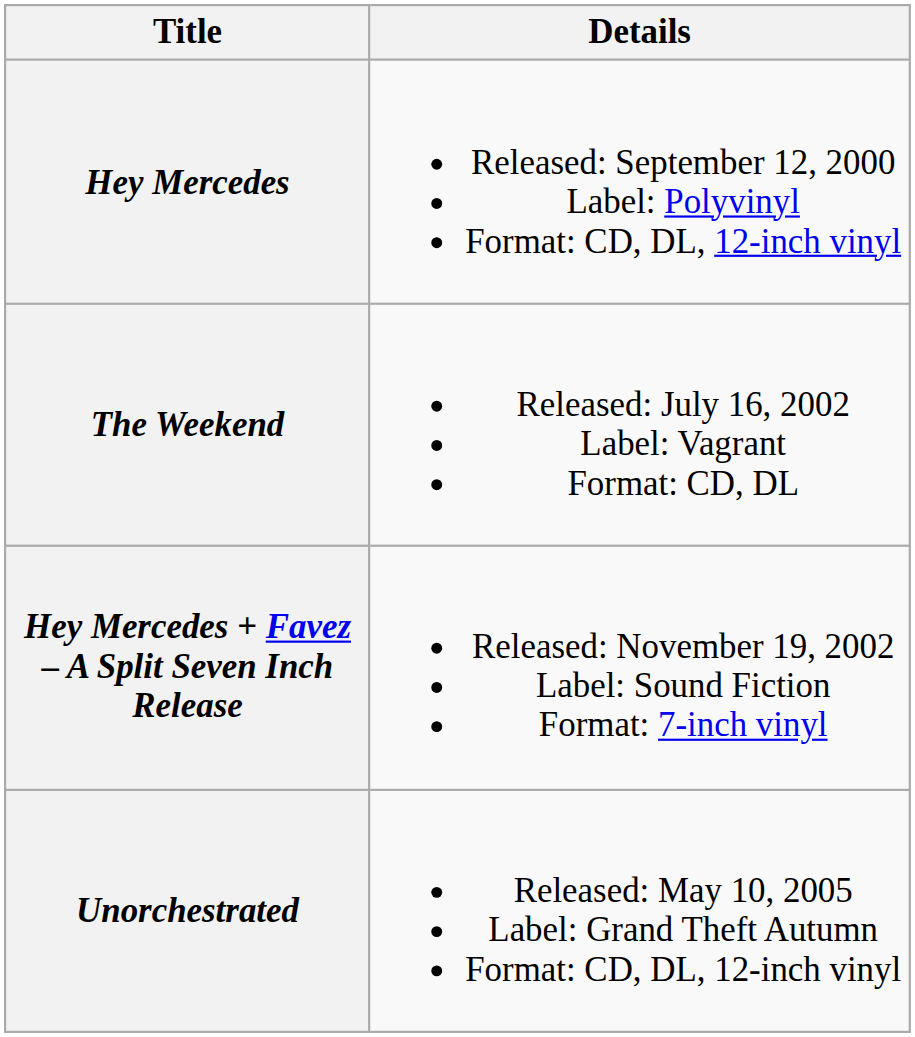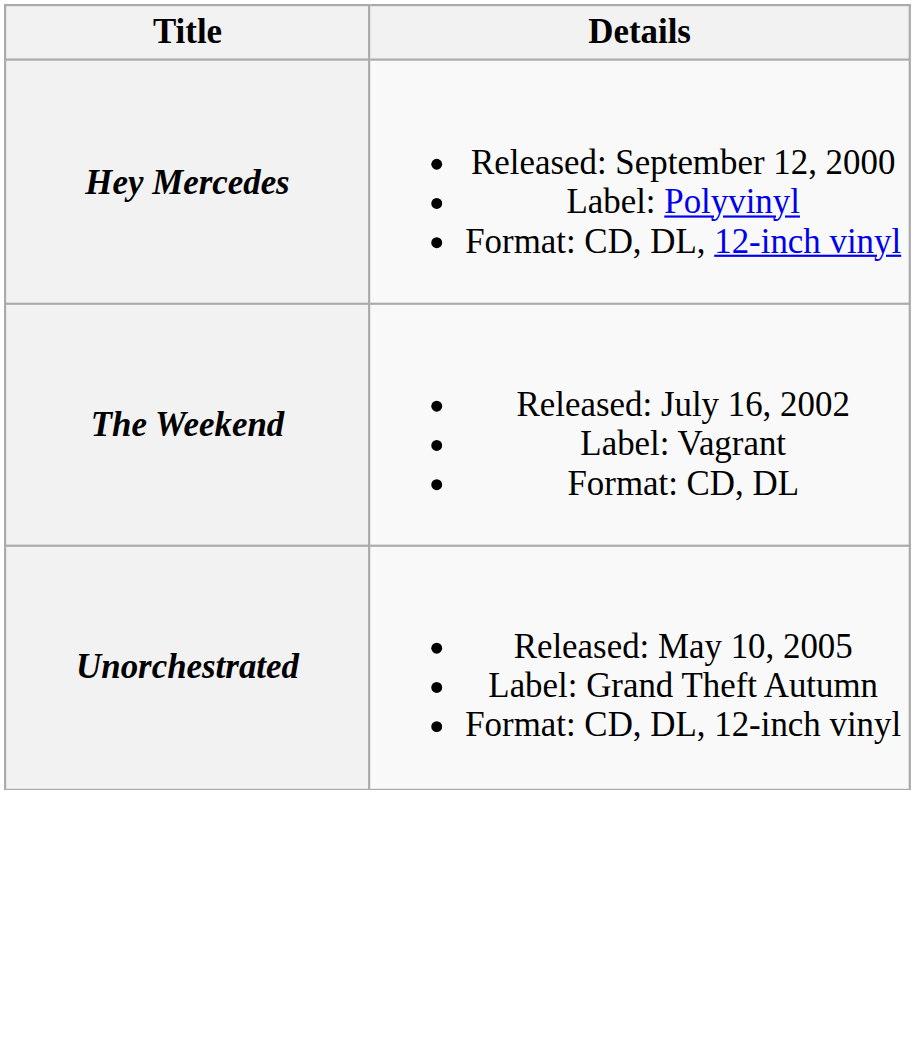- row: (188, 666)
